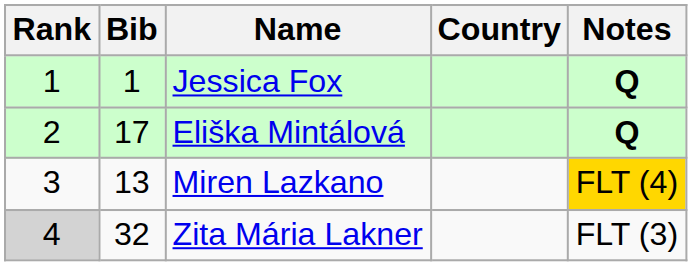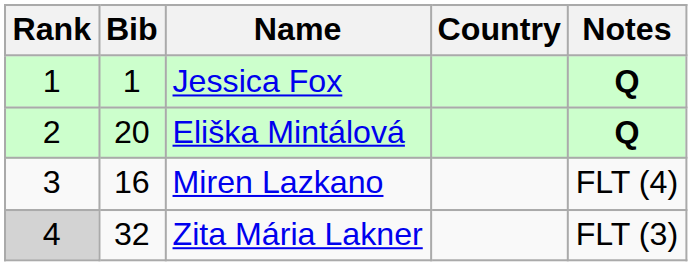(132, 132) 17 -> (132, 132) 20
(132, 183) 13 -> (132, 183) 16
(627, 183) gold background -> (627, 183) no background
